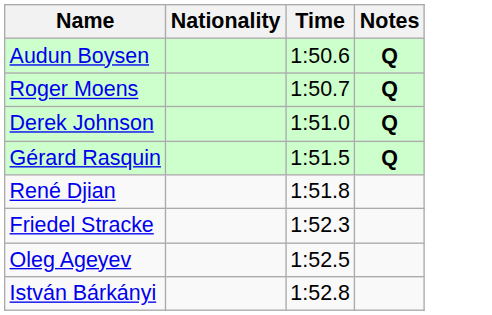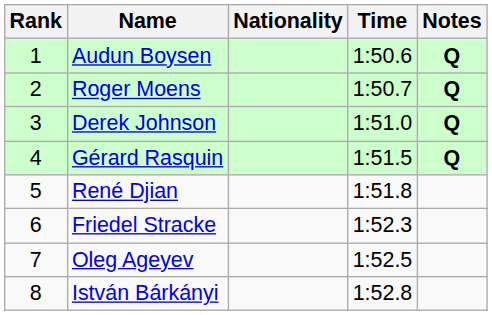+ column: (36, 21)
